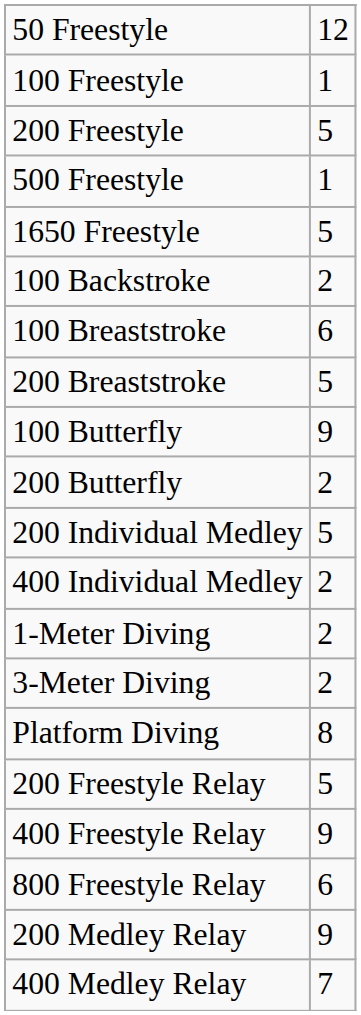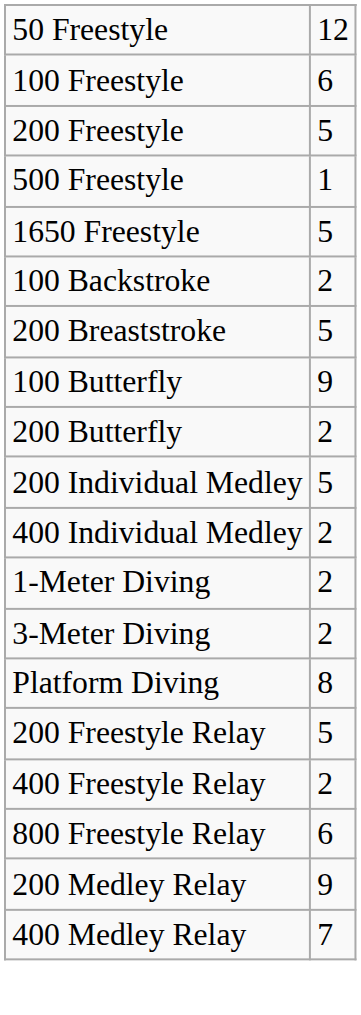(325, 79) 1 -> (325, 79) 6
- row: (119, 331)
(325, 833) 9 -> (325, 783) 2
